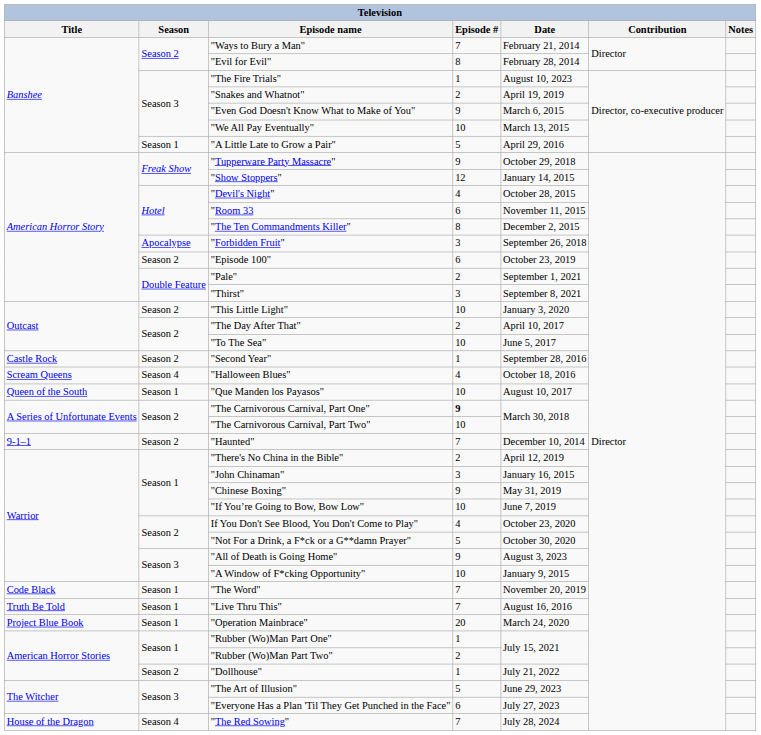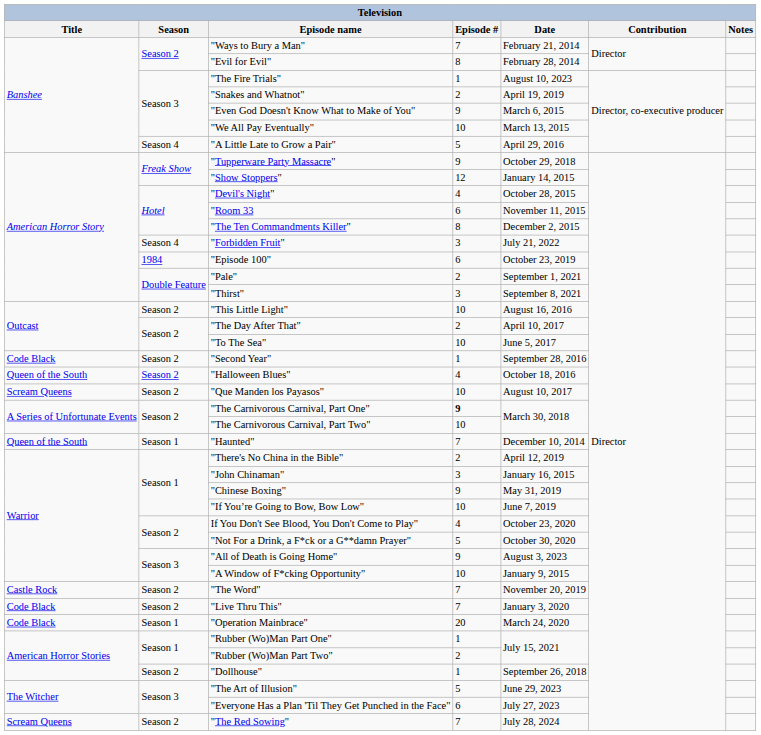(160, 144) Season 1 -> (160, 144) Season 4
(166, 243) Apocalypse -> (160, 243) Season 4
(545, 243) September 26, 2018 -> (531, 243) July 21, 2022
(160, 260) Season 2 -> (152, 260) 1984
(536, 309) January 3, 2020 -> (538, 309) August 16, 2016
(32, 359) Castle Rock -> (31, 359) Code Black
(39, 375) Scream Queens -> (47, 375) Queen of the South
(160, 375) Season 4 -> (160, 375) Season 2
(47, 392) Queen of the South -> (39, 392) Scream Queens
(160, 392) Season 1 -> (160, 392) Season 2
(19, 441) 9-1–1 -> (47, 441) Queen of the South
(160, 441) Season 2 -> (160, 441) Season 1
(31, 590) Code Black -> (32, 590) Castle Rock
(160, 590) Season 1 -> (160, 590) Season 2
(36, 606) Truth Be Told -> (31, 606) Code Black
(160, 606) Season 1 -> (160, 606) Season 2
(538, 606) August 16, 2016 -> (536, 606) January 3, 2020
(45, 623) Project Blue Book -> (31, 623) Code Black
(531, 672) July 21, 2022 -> (545, 672) September 26, 2018
(50, 721) House of the Dragon -> (39, 721) Scream Queens
(160, 721) Season 4 -> (160, 721) Season 2
